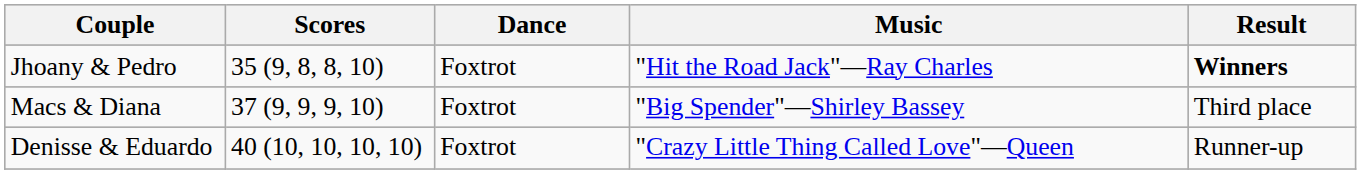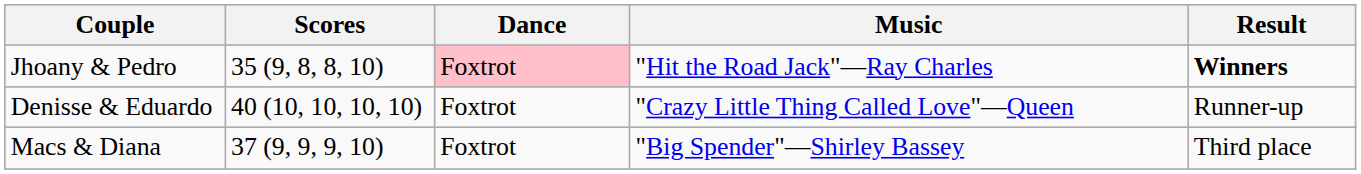(478, 65) no background -> (478, 65) pink background
rows swapped: (86, 106) <-> (112, 147)
